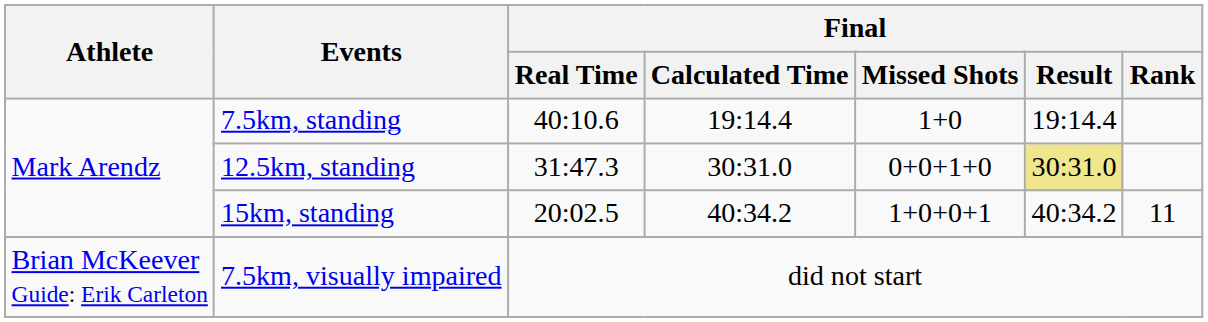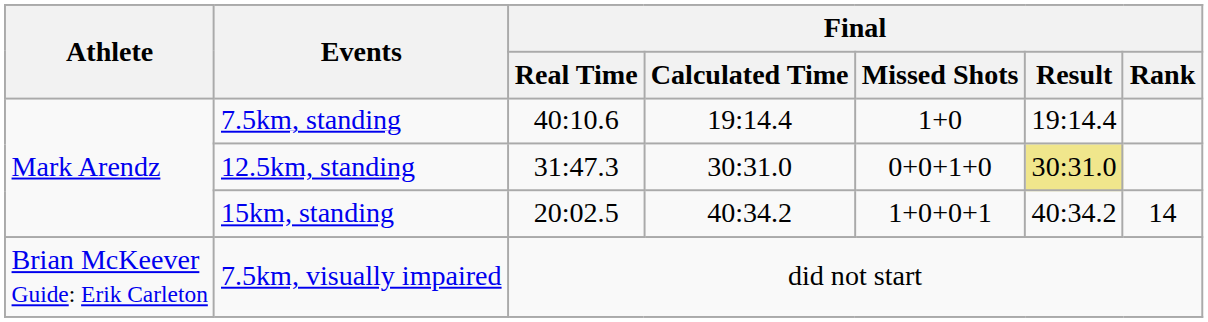(1163, 213) 11 -> (1163, 213) 14
